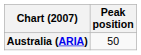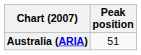(113, 41) 50 -> (113, 41) 51
